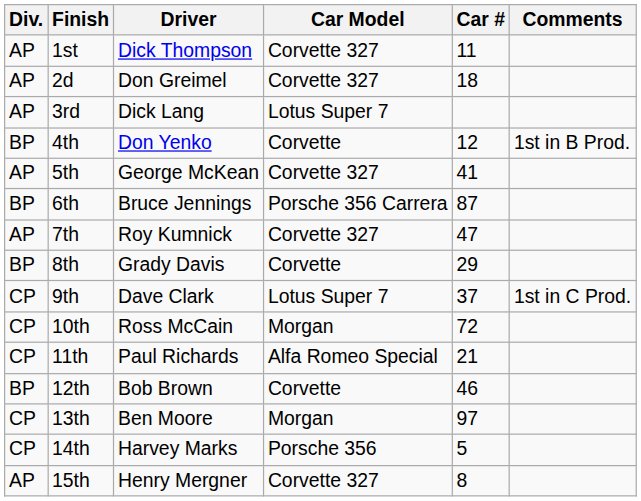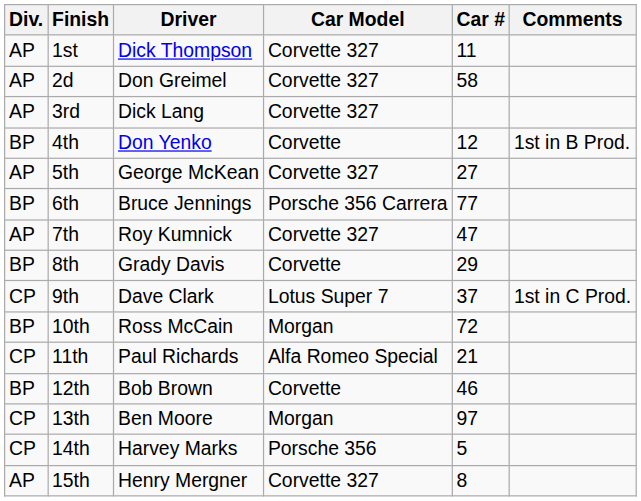(467, 81) 18 -> (467, 81) 58
(328, 111) Lotus Super 7 -> (323, 111) Corvette 327
(467, 173) 41 -> (467, 173) 27
(467, 204) 87 -> (467, 204) 77
(23, 326) CP -> (22, 326) BP
